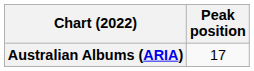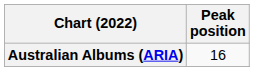(218, 54) 17 -> (218, 54) 16
